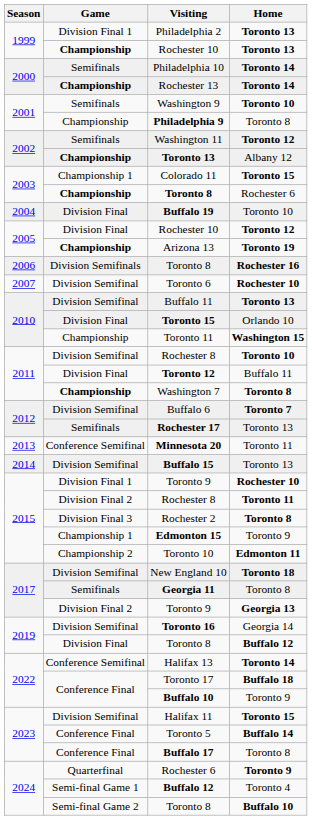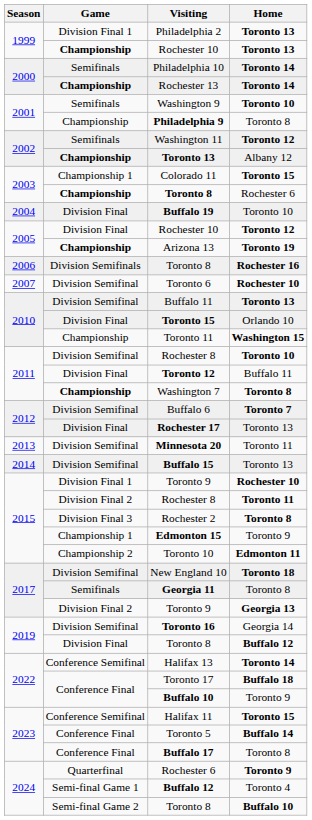(95, 427) Semifinals -> (95, 427) Division Final
(95, 445) Conference Semifinal -> (95, 445) Division Semifinal
(95, 716) Division Semifinal -> (95, 716) Conference Semifinal
